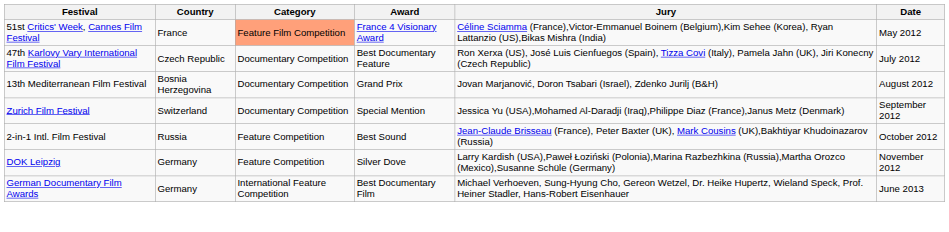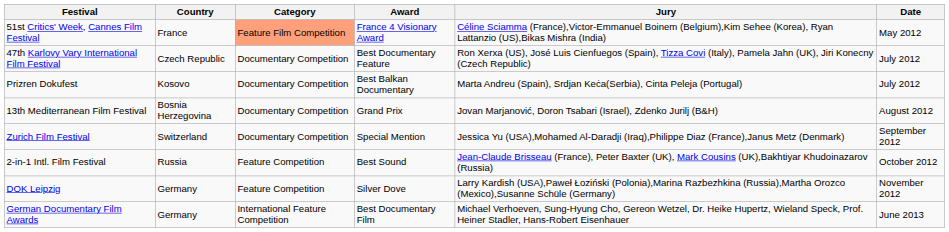+ row: (42, 84)
